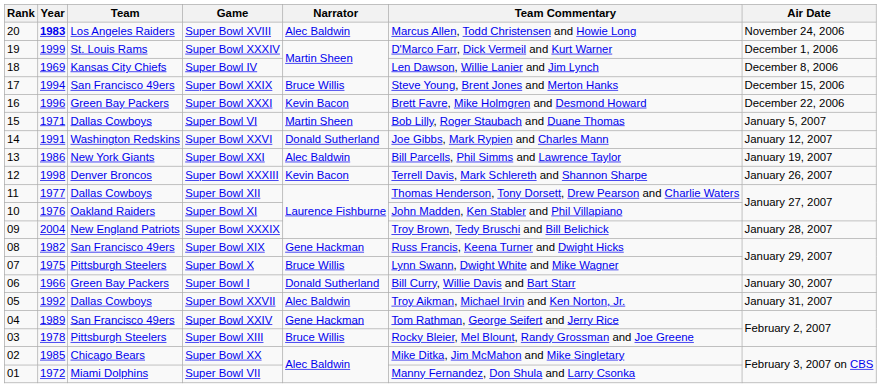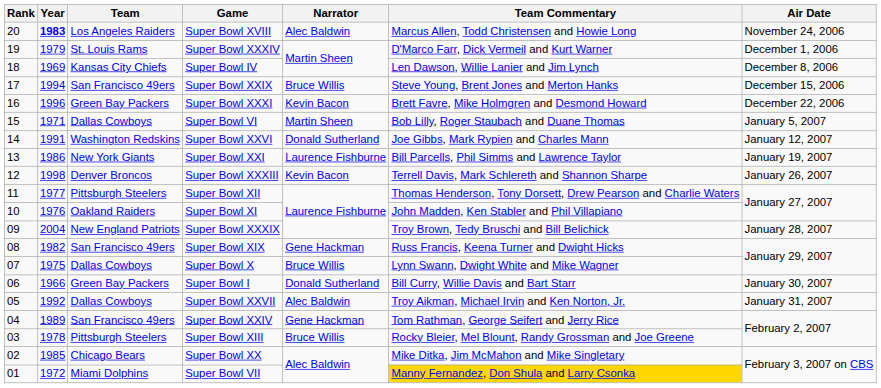(53, 49) 1999 -> (53, 49) 1979
(318, 157) Alec Baldwin -> (336, 157) Laurence Fishburne
(111, 193) Dallas Cowboys -> (118, 193) Pittsburgh Steelers
(118, 265) Pittsburgh Steelers -> (111, 265) Dallas Cowboys
(513, 373) no background -> (513, 373) gold background
